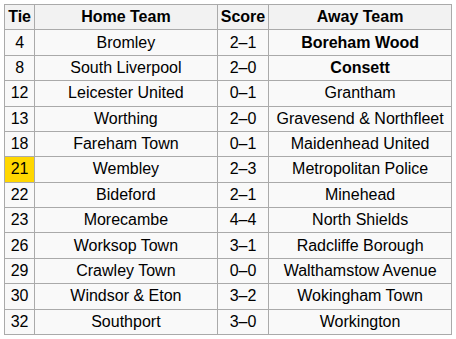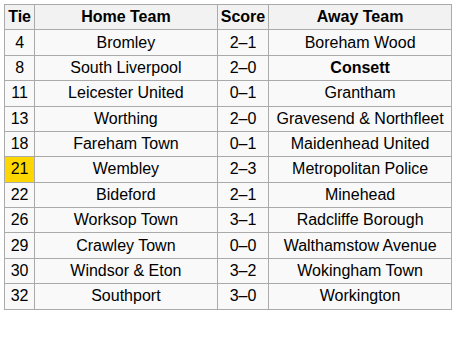(360, 42) bold -> (360, 42) normal
(20, 93) 12 -> (20, 93) 11
- row: (126, 220)
